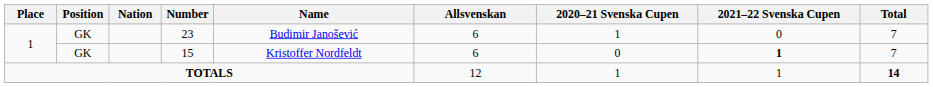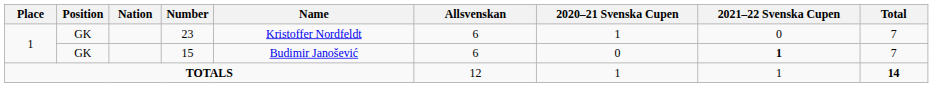(314, 34) Budimir Janošević -> (314, 34) Kristoffer Nordfeldt
(314, 53) Kristoffer Nordfeldt -> (314, 53) Budimir Janošević
